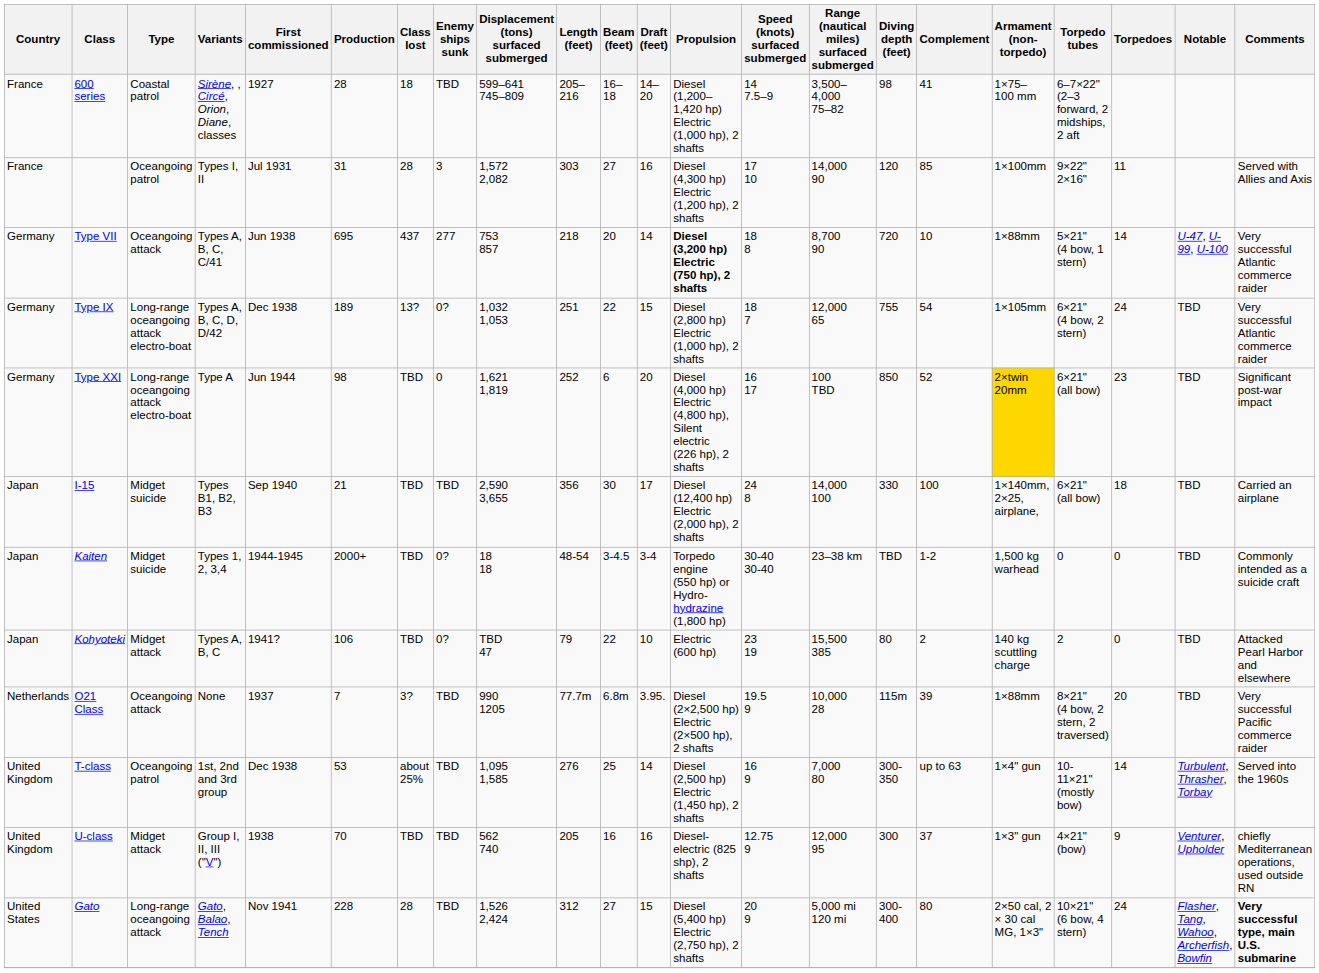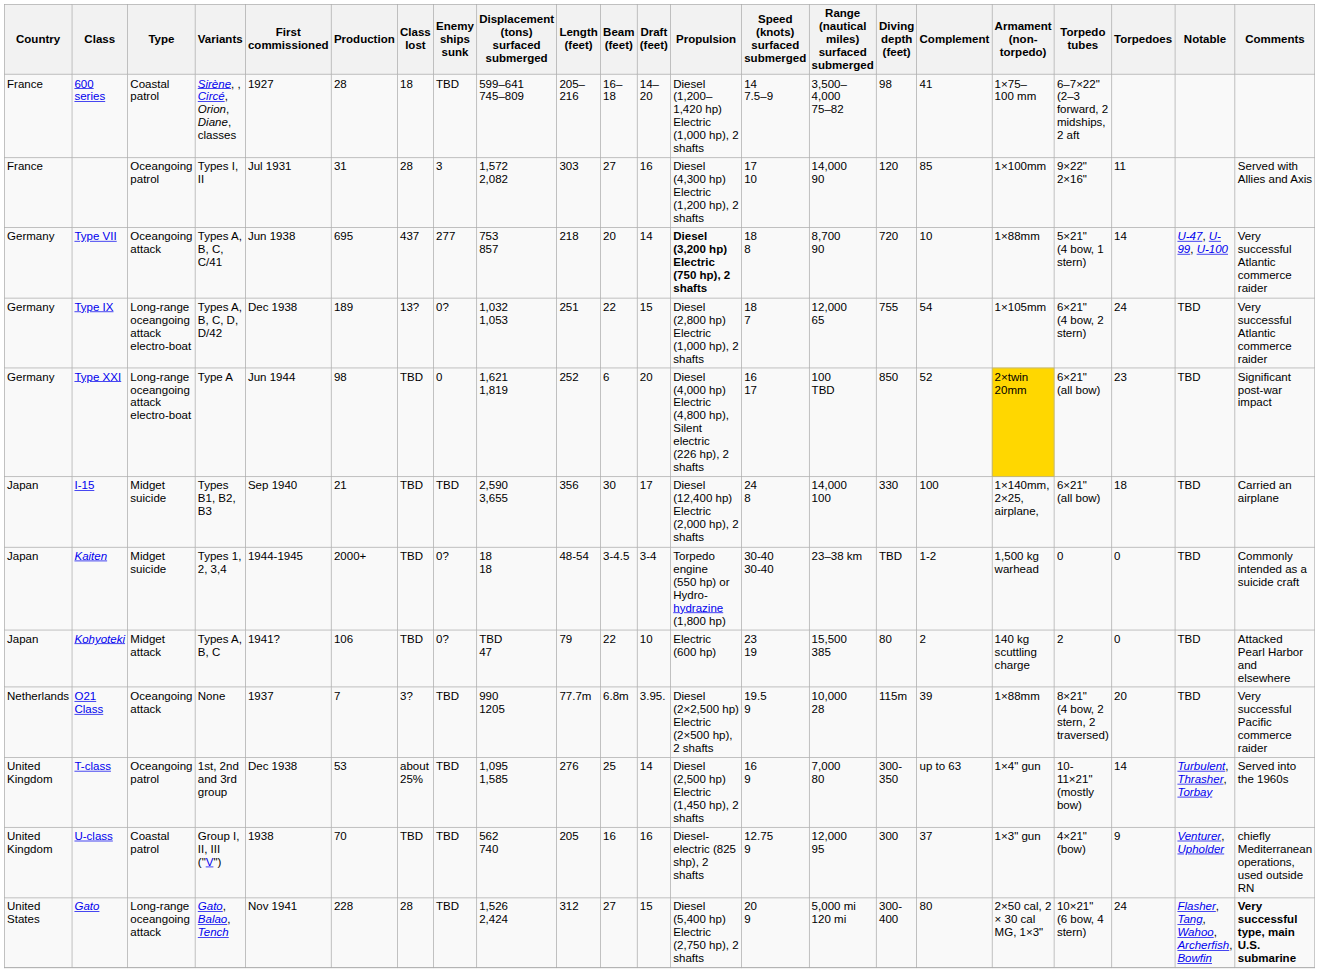(148, 843) Midget attack -> (150, 843) Coastal patrol
